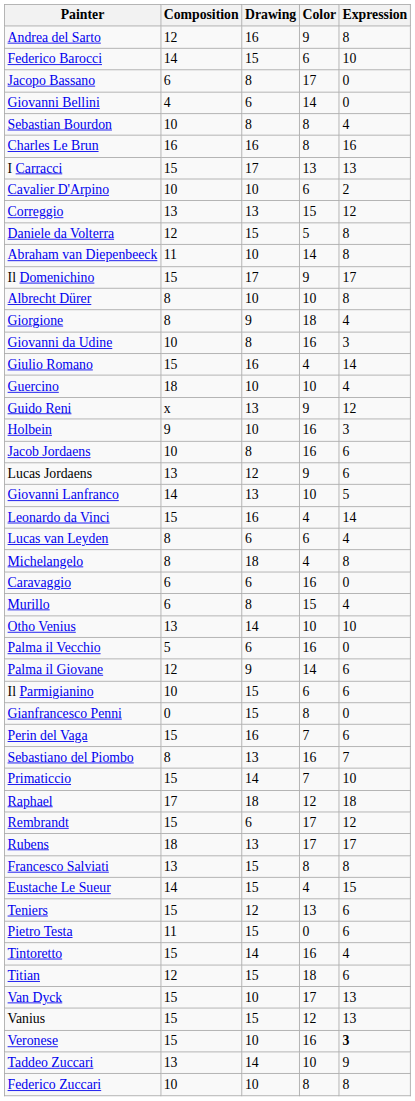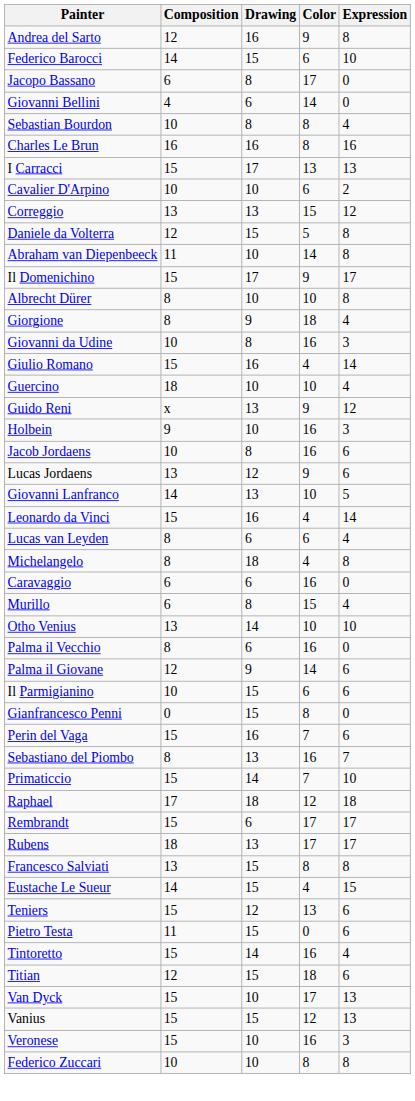(167, 648) 5 -> (167, 648) 8
(349, 822) 12 -> (349, 822) 17
(346, 1041) bold -> (346, 1041) normal
- row: (50, 1062)
